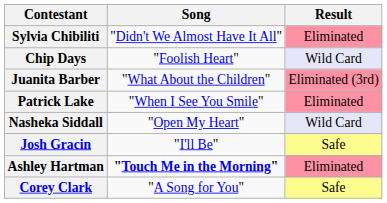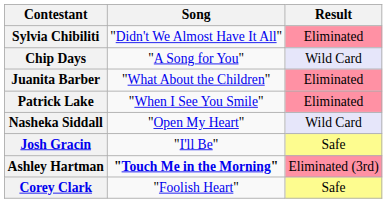(196, 58) "Foolish Heart" -> (196, 58) "A Song for You"
(334, 79) Eliminated (3rd) -> (334, 79) Eliminated
(334, 166) Eliminated -> (334, 166) Eliminated (3rd)
(196, 187) "A Song for You" -> (196, 187) "Foolish Heart"
